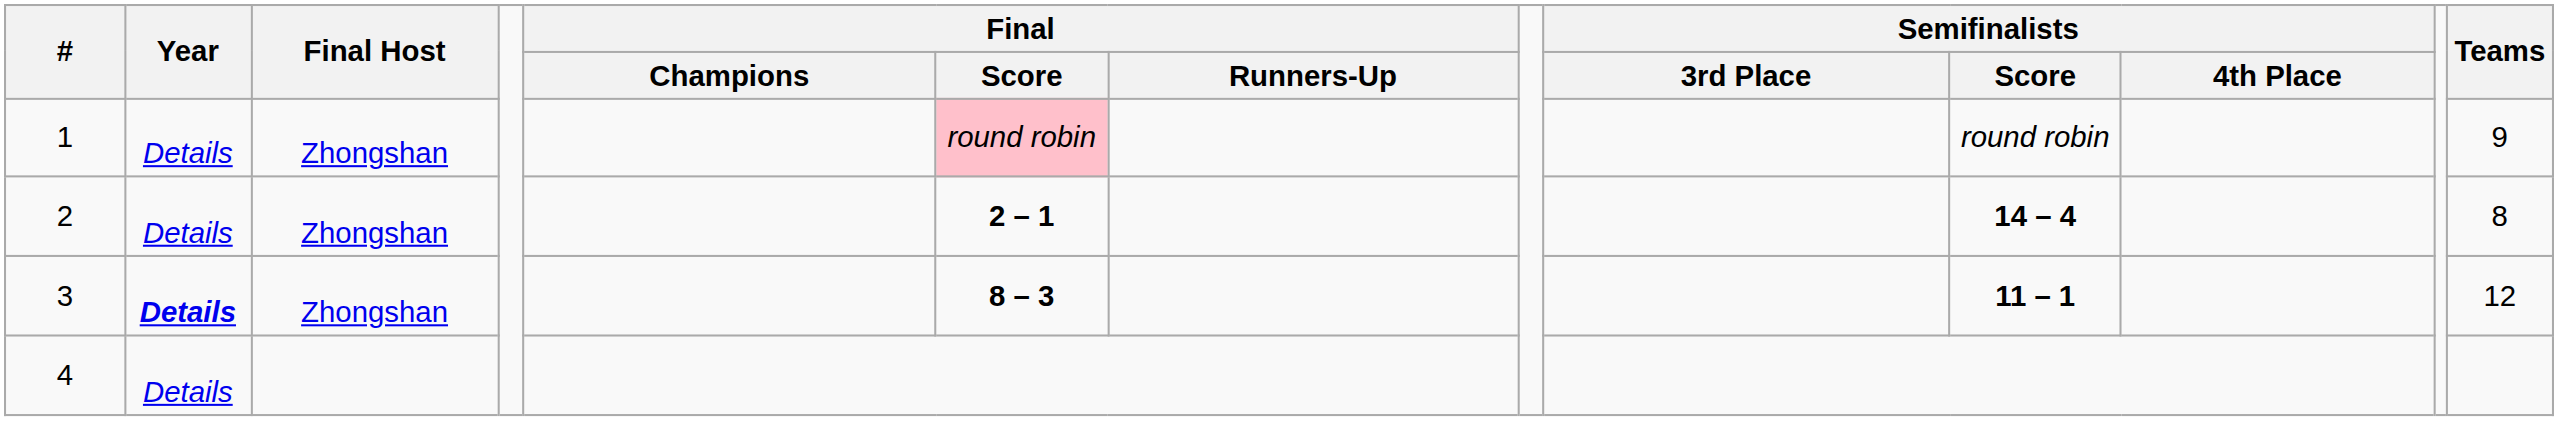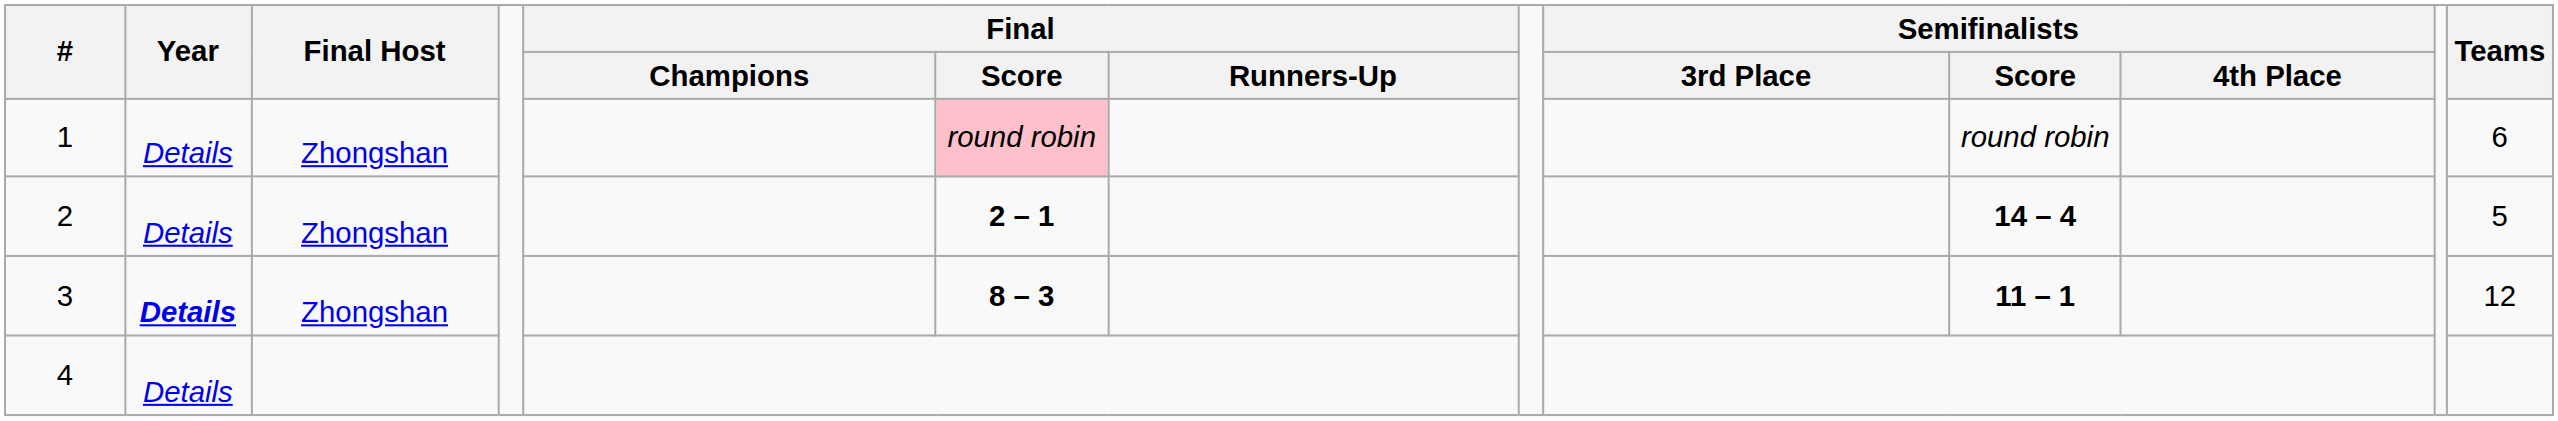(2500, 138) 9 -> (2500, 138) 6
(2500, 217) 8 -> (2500, 217) 5
